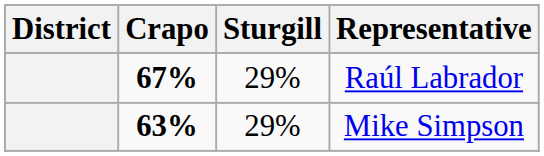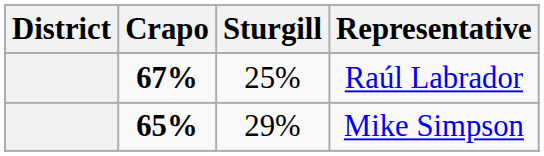(272, 77) 29% -> (272, 77) 25%
(167, 126) 63% -> (167, 126) 65%
